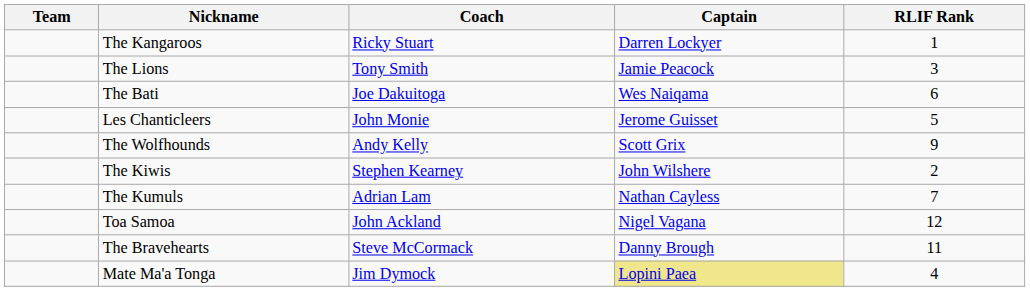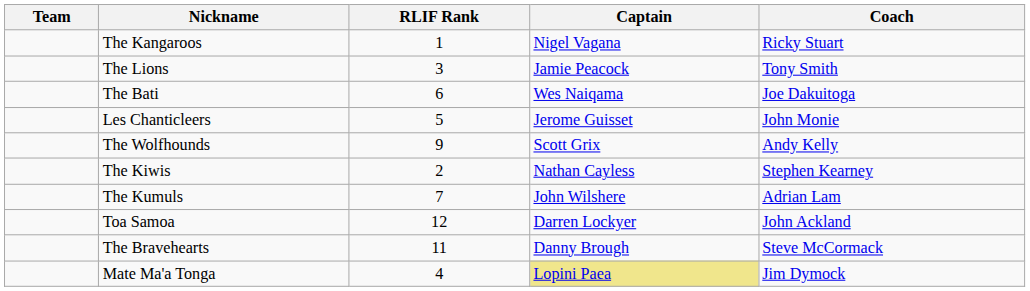columns swapped: (482, 17) <-> (934, 17)
(670, 42) Darren Lockyer -> (577, 42) Nigel Vagana
(665, 171) John Wilshere -> (584, 171) Nathan Cayless
(669, 196) Nathan Cayless -> (579, 196) John Wilshere
(662, 222) Nigel Vagana -> (585, 222) Darren Lockyer
